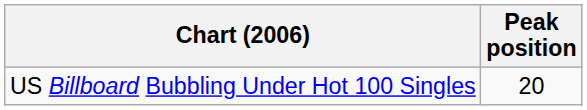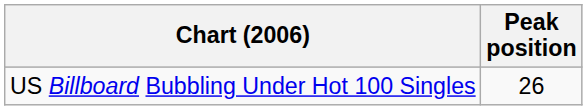(531, 85) 20 -> (531, 85) 26
